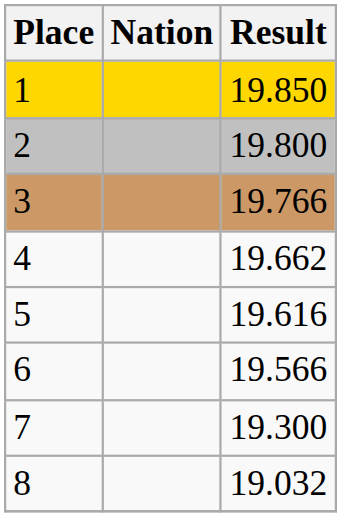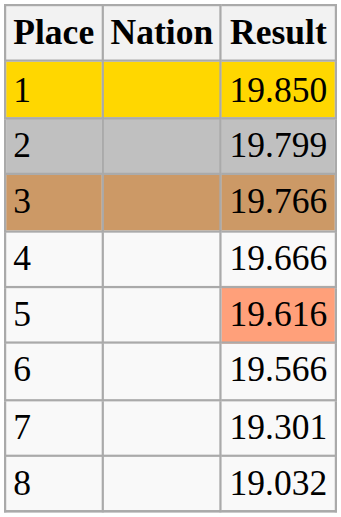(278, 145) 19.800 -> (278, 145) 19.799
(278, 257) 19.662 -> (278, 257) 19.666
(278, 314) no background -> (278, 314) lightsalmon background
(278, 426) 19.300 -> (278, 426) 19.301
